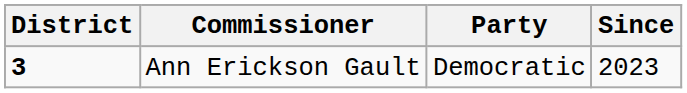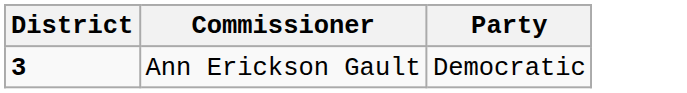- column: (636, 26)
